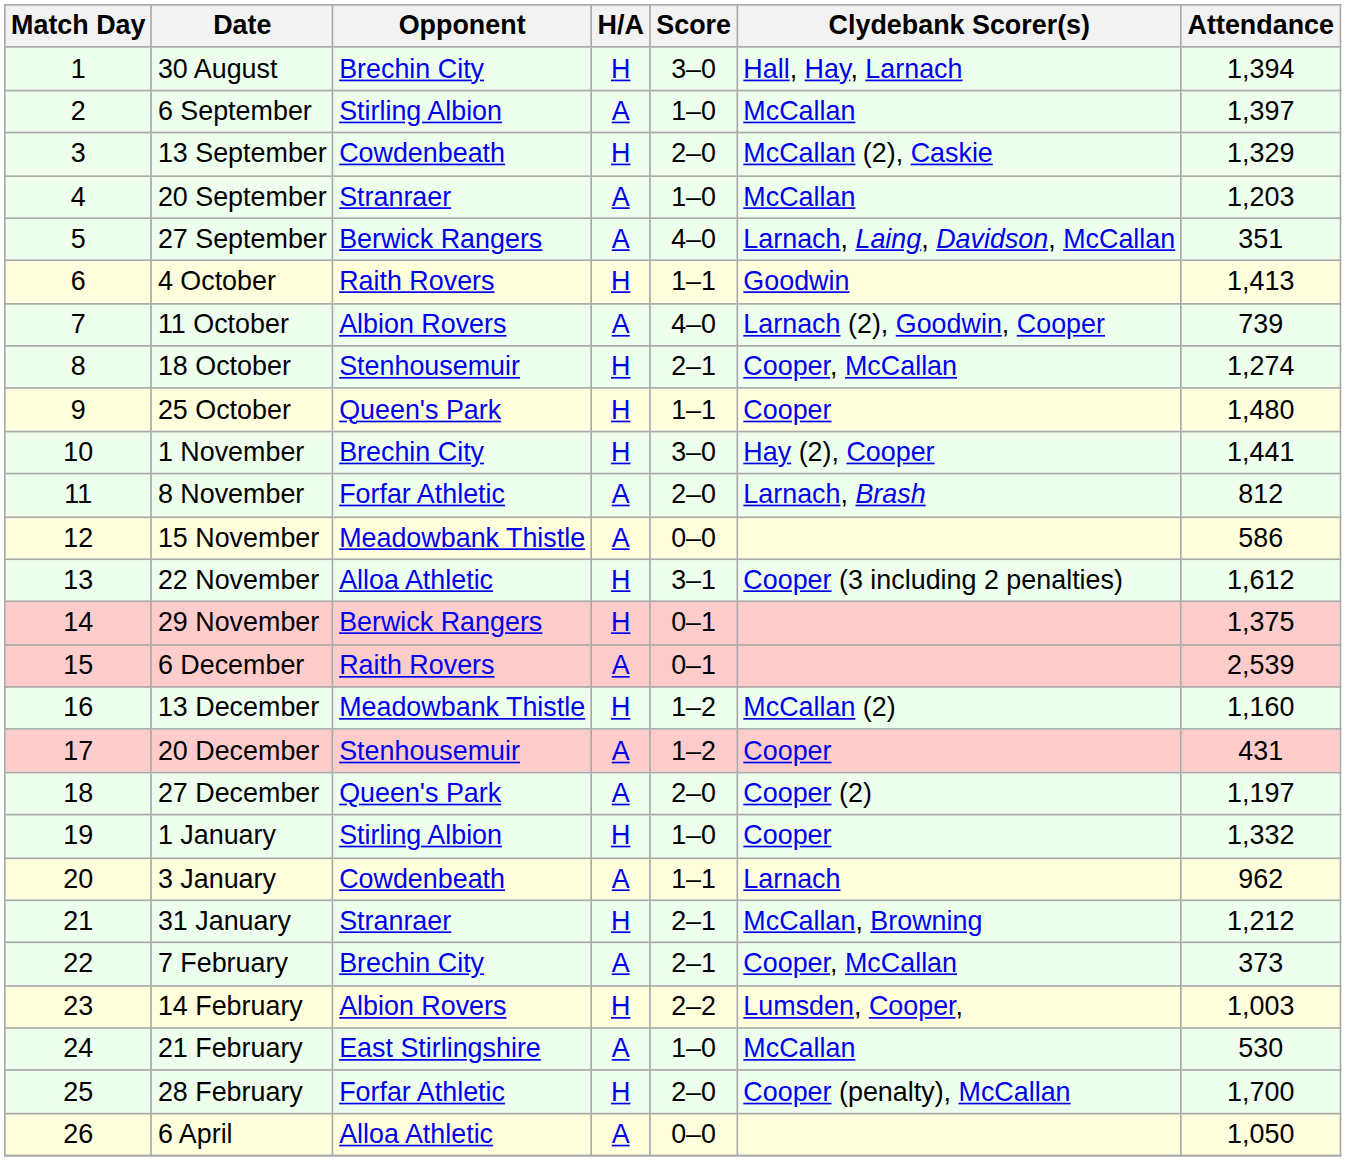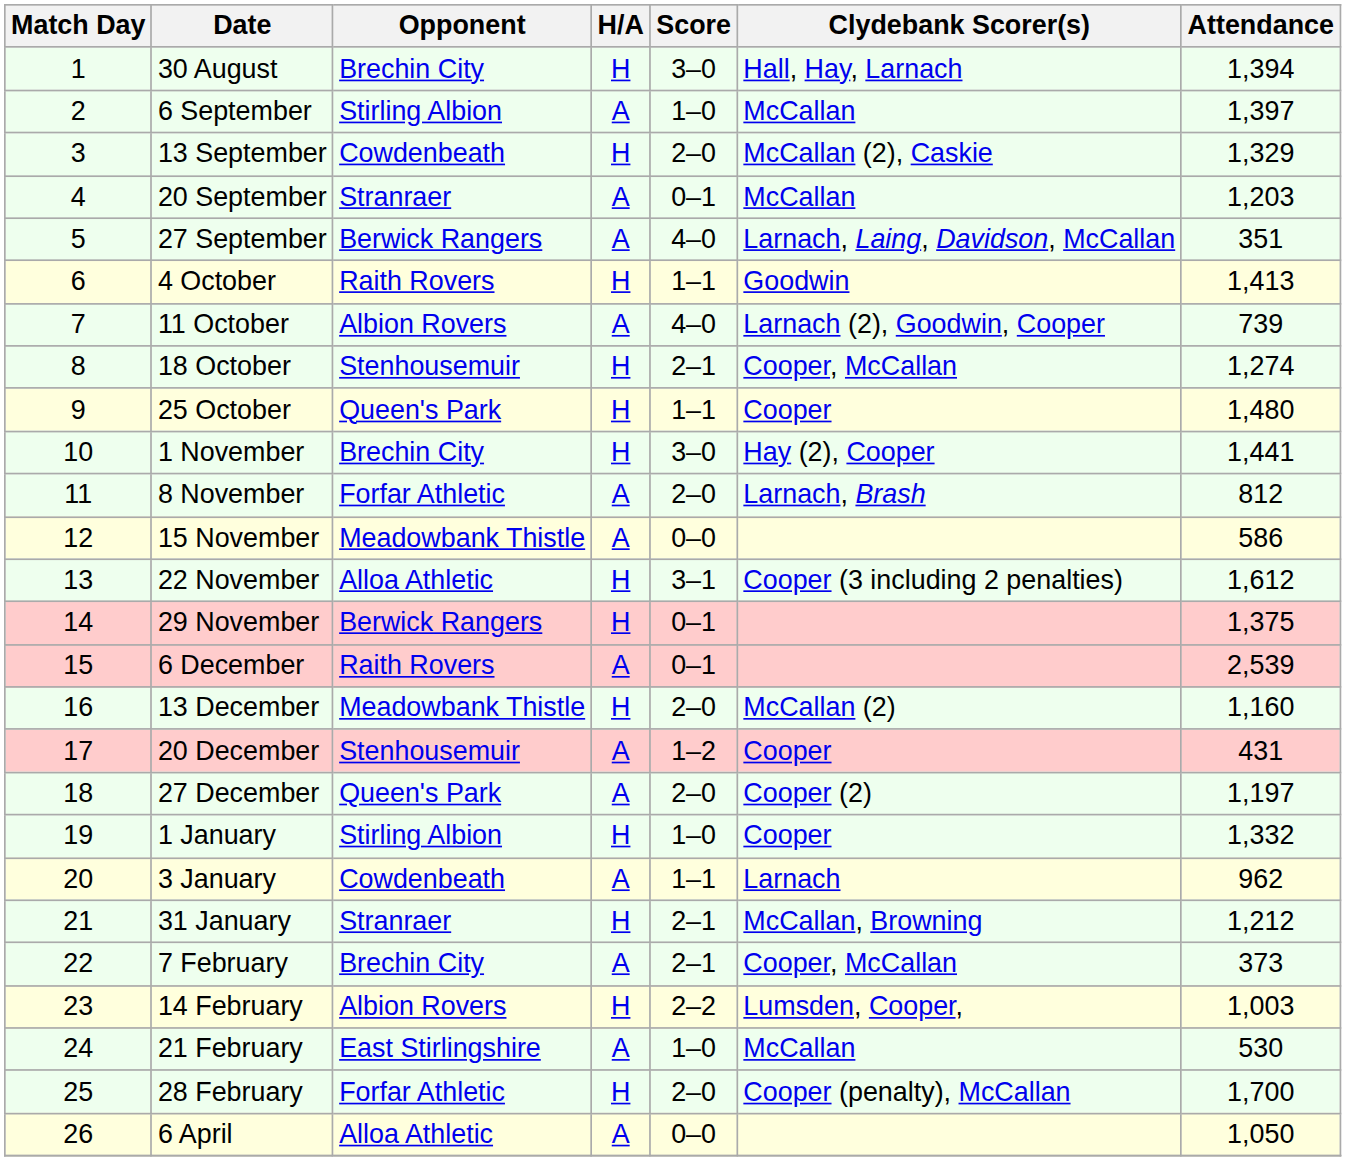(694, 196) 1–0 -> (694, 196) 0–1
(694, 707) 1–2 -> (694, 707) 2–0
